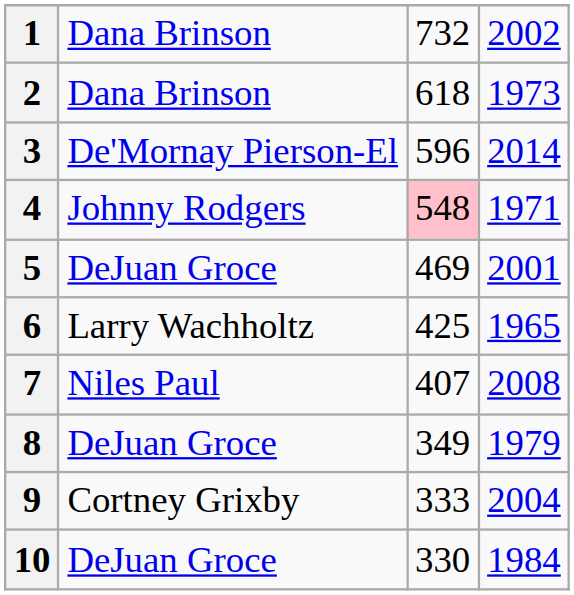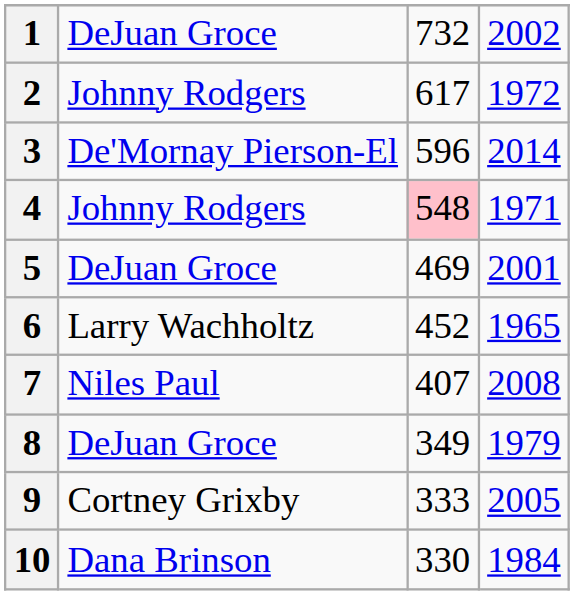(169, 33) Dana Brinson -> (172, 33) DeJuan Groce
(169, 92) Dana Brinson -> (186, 92) Johnny Rodgers
(443, 92) 618 -> (443, 92) 617
(524, 92) 1973 -> (524, 92) 1972
(443, 325) 425 -> (443, 325) 452
(524, 500) 2004 -> (524, 500) 2005
(172, 558) DeJuan Groce -> (169, 558) Dana Brinson
